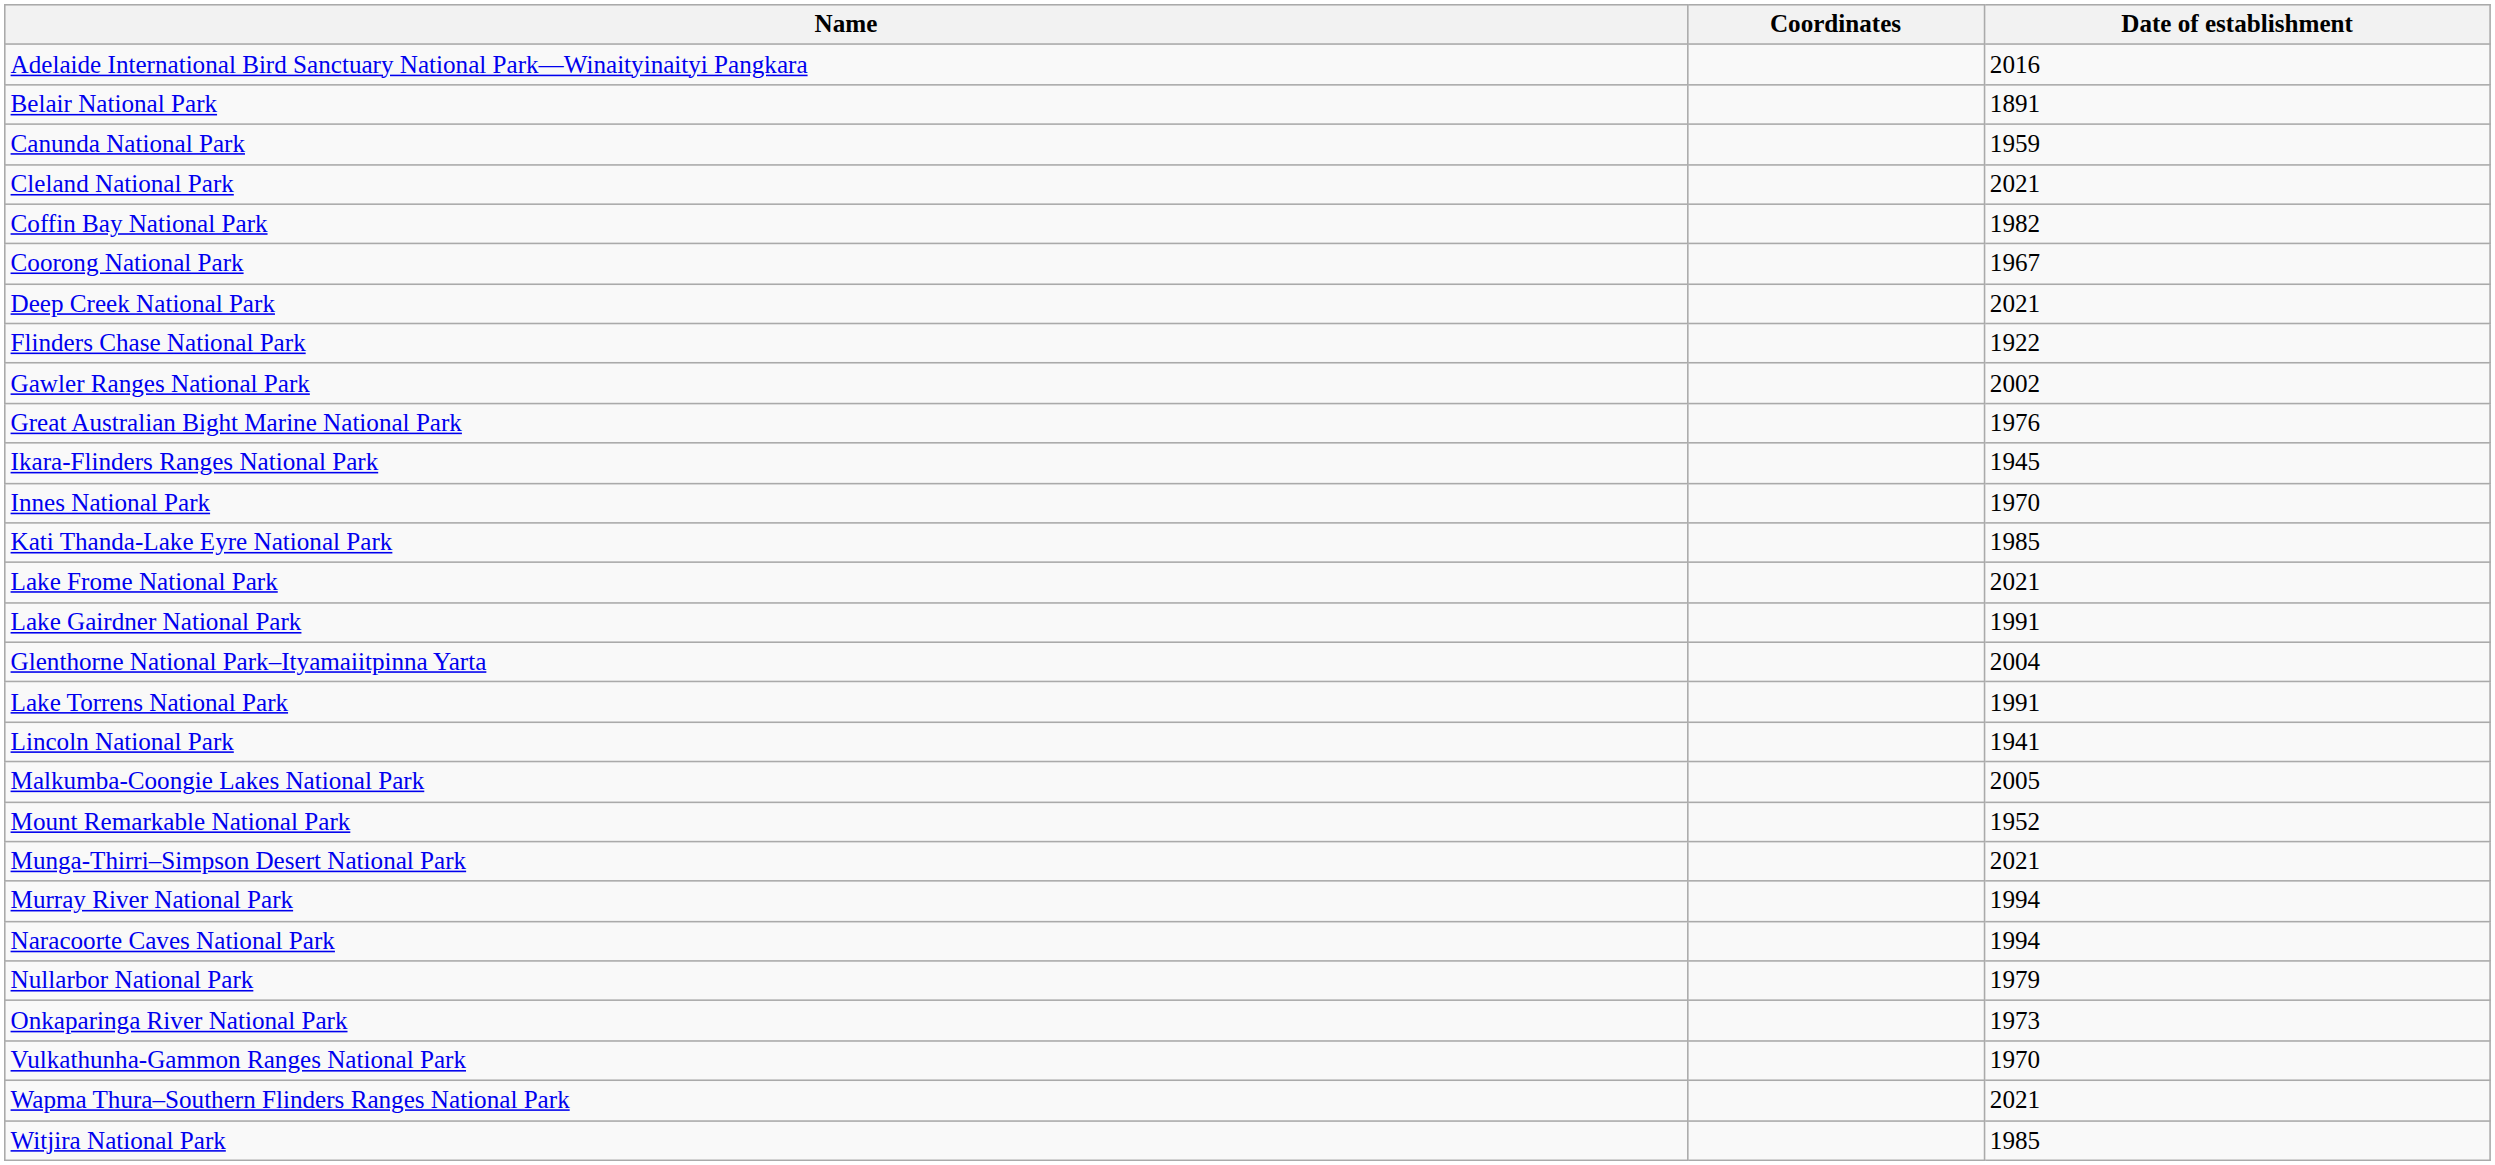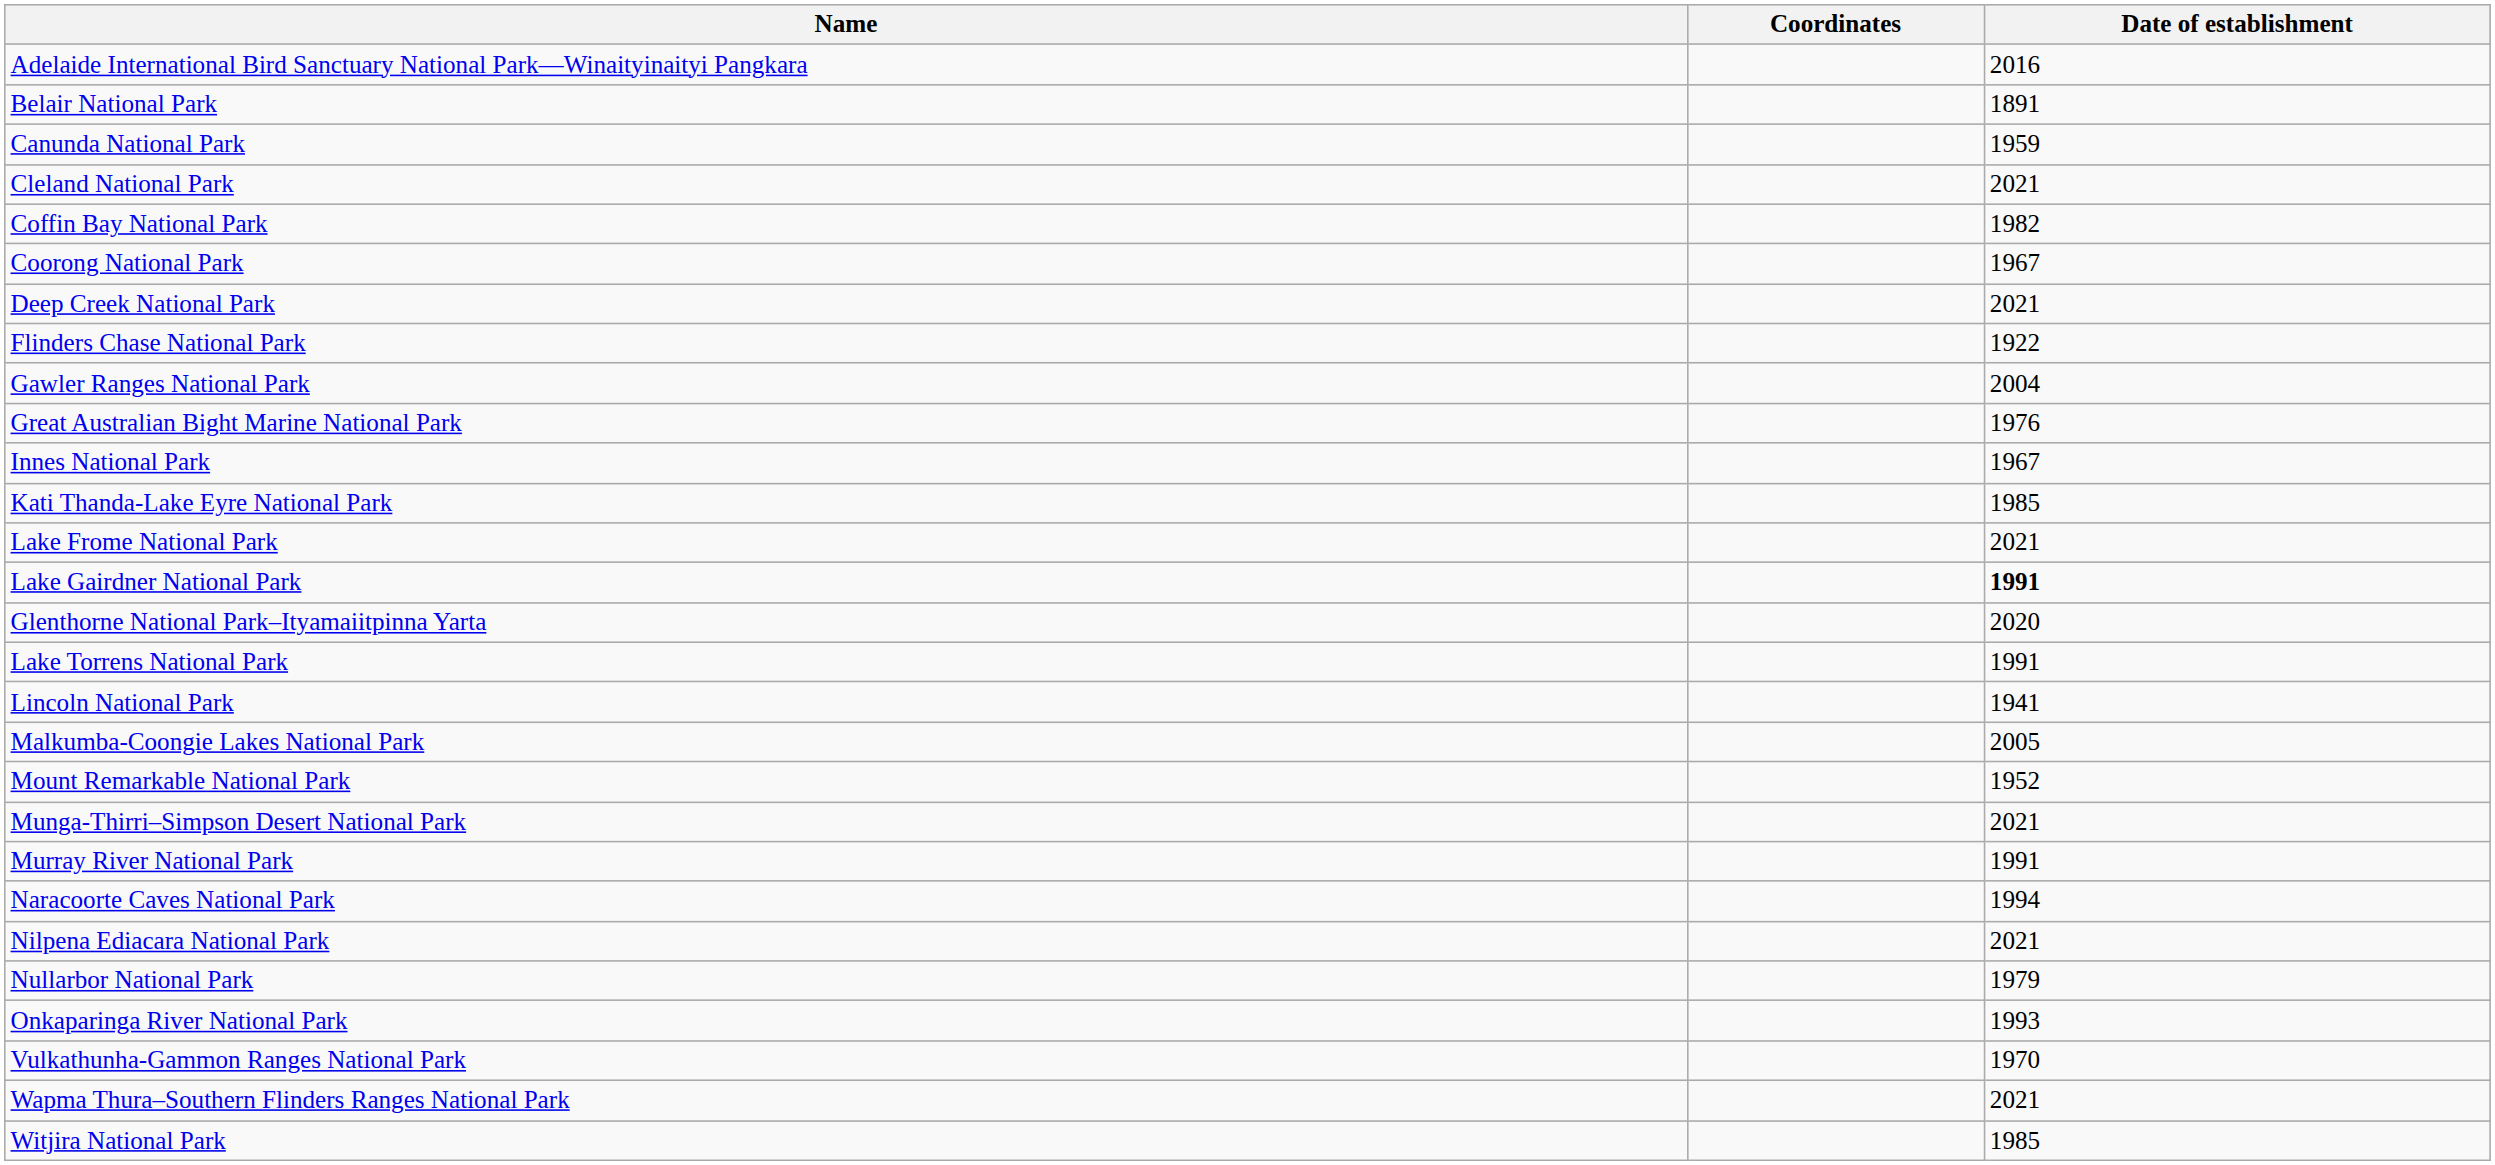(2015, 382) 2002 -> (2015, 382) 2004
- row: (194, 462)
(2015, 502) 1970 -> (2015, 462) 1967
(2015, 622) normal -> (2015, 582) bold
(2015, 661) 2004 -> (2015, 622) 2020
(2015, 900) 1994 -> (2015, 861) 1991
+ row: (170, 940)
(2015, 1020) 1973 -> (2015, 1020) 1993
